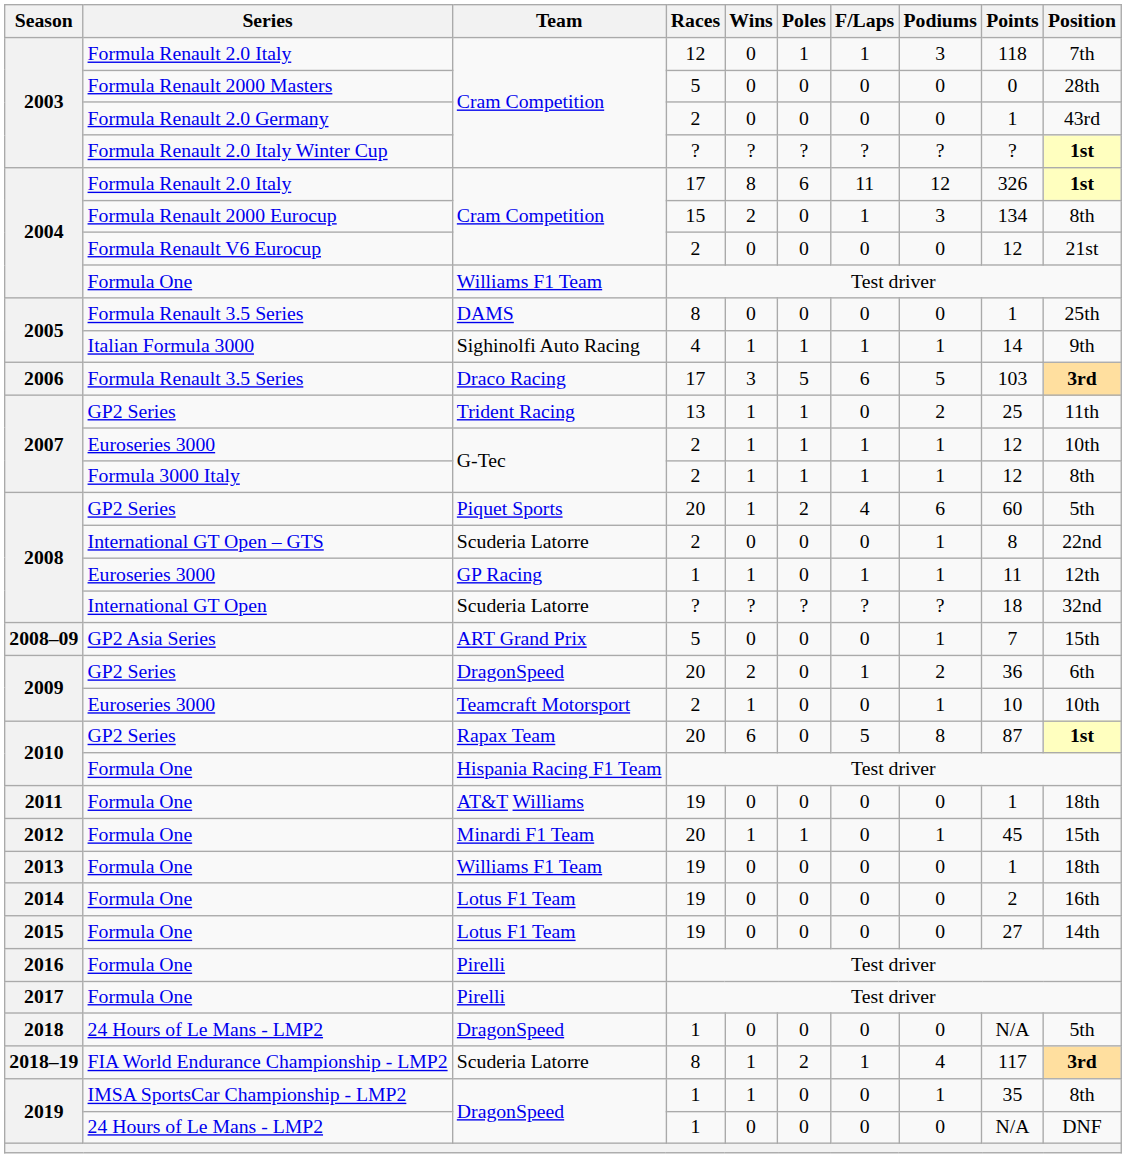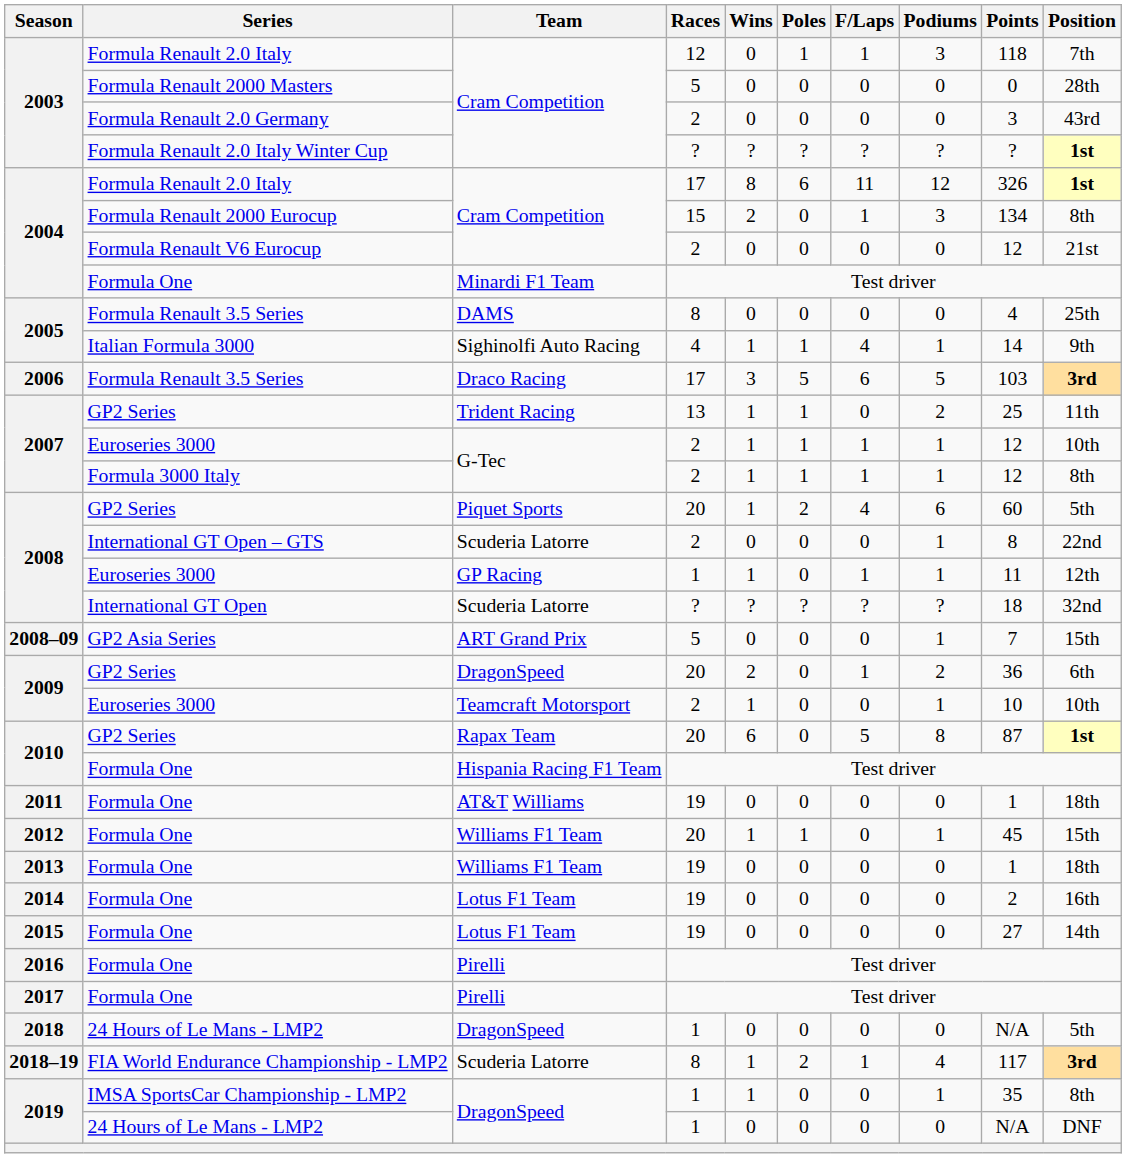(1012, 118) 1 -> (1012, 118) 3
(530, 281) Williams F1 Team -> (526, 281) Minardi F1 Team
(1012, 313) 1 -> (1012, 313) 4
(865, 346) 1 -> (865, 346) 4
(526, 834) Minardi F1 Team -> (530, 834) Williams F1 Team
